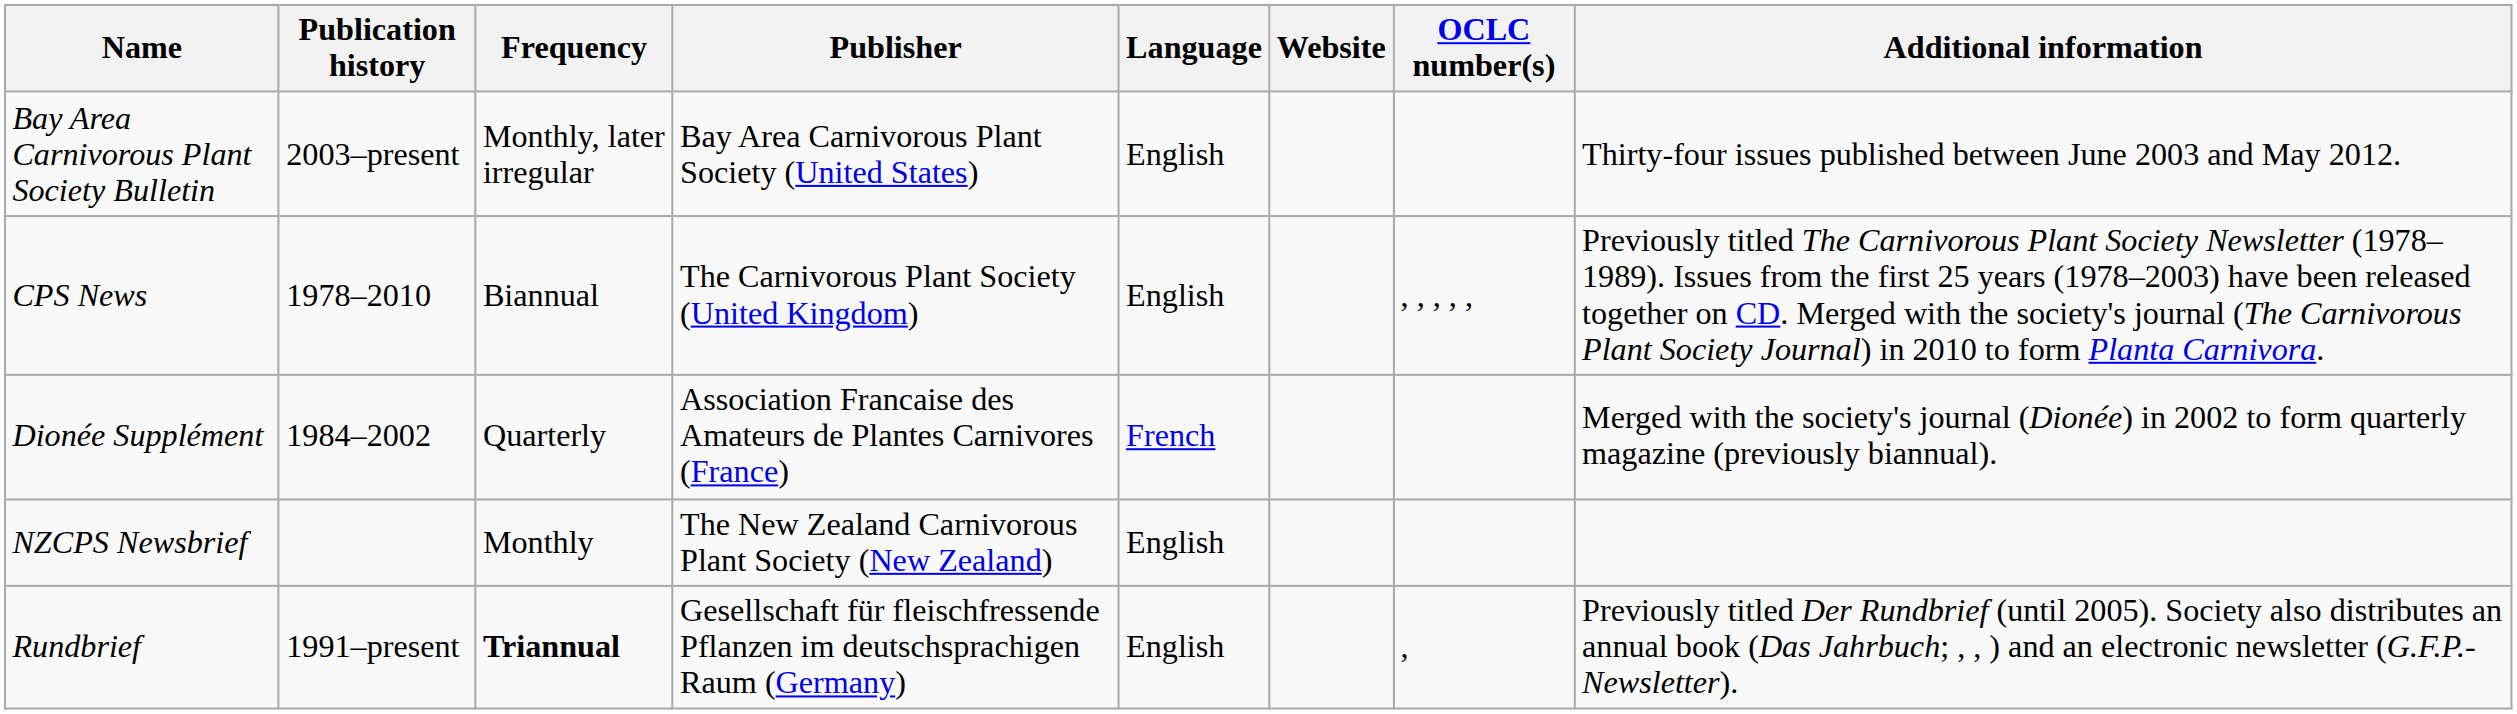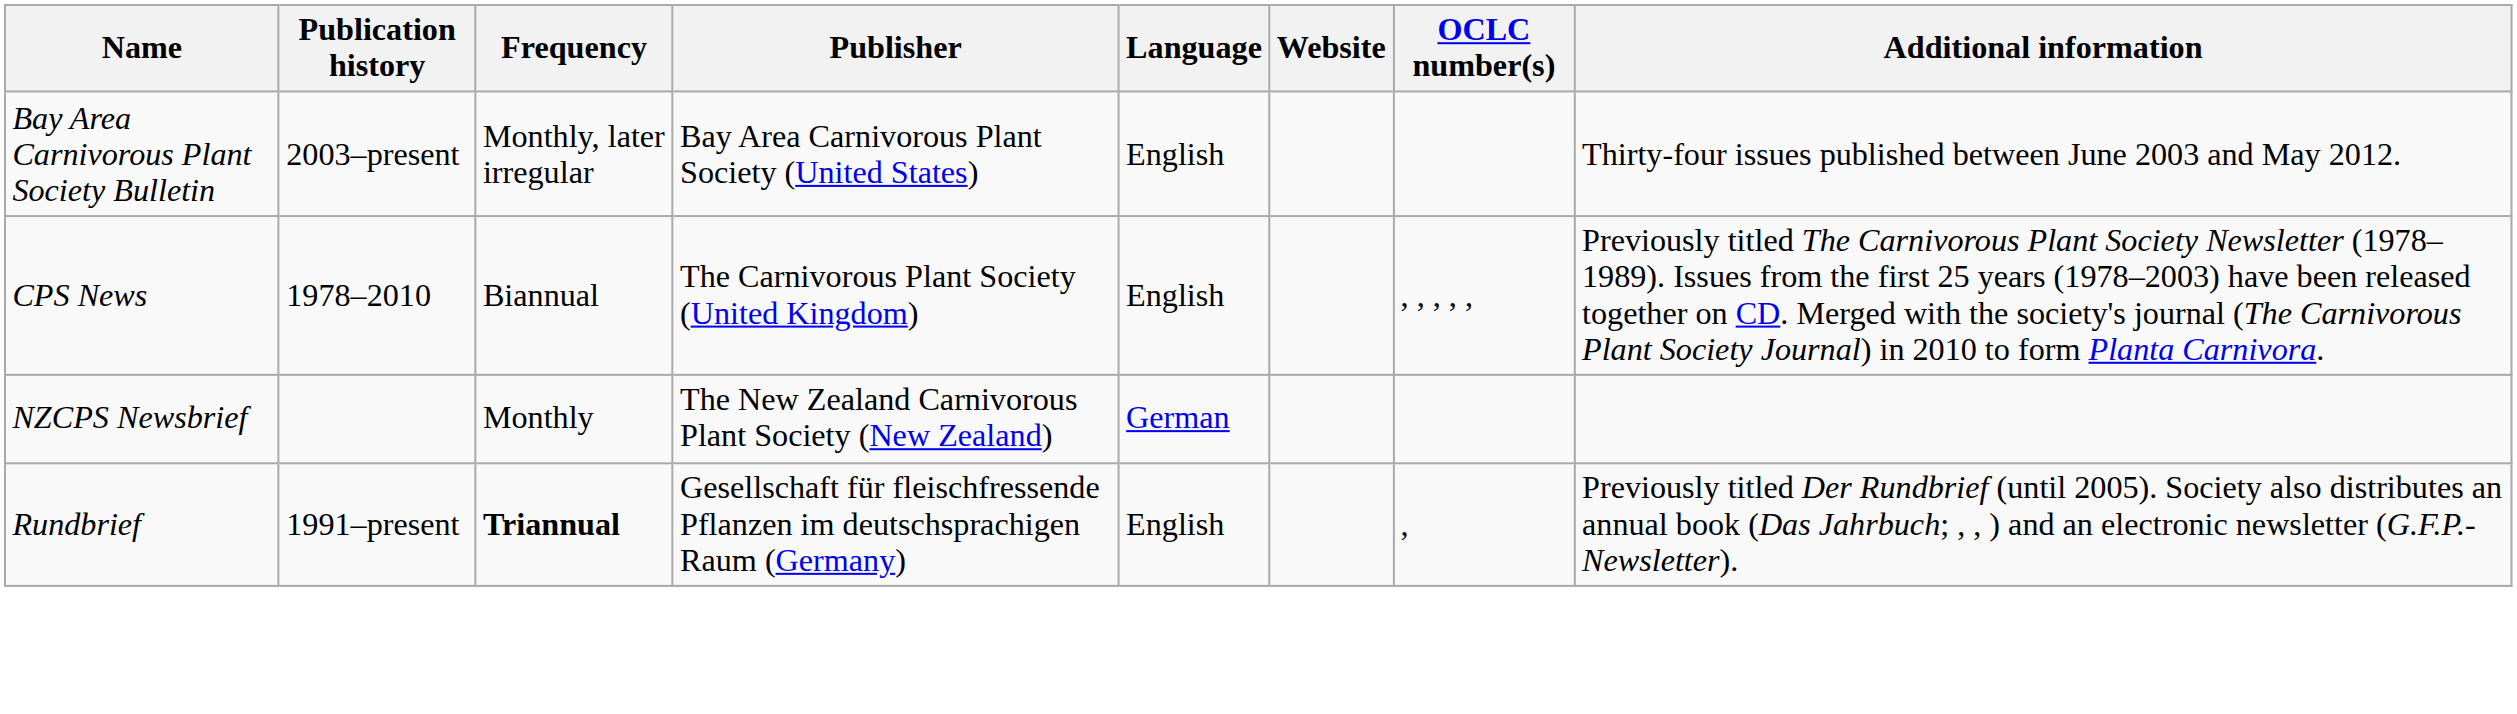- row: (138, 436)
(1175, 541) English -> (1178, 418) German
